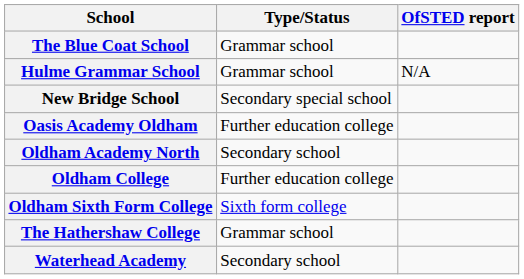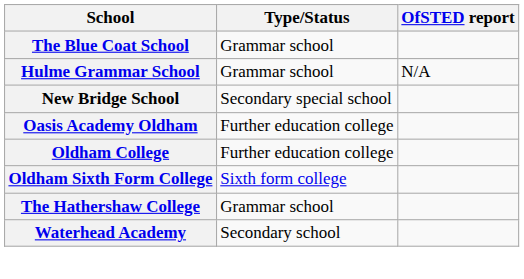- row: (110, 152)
